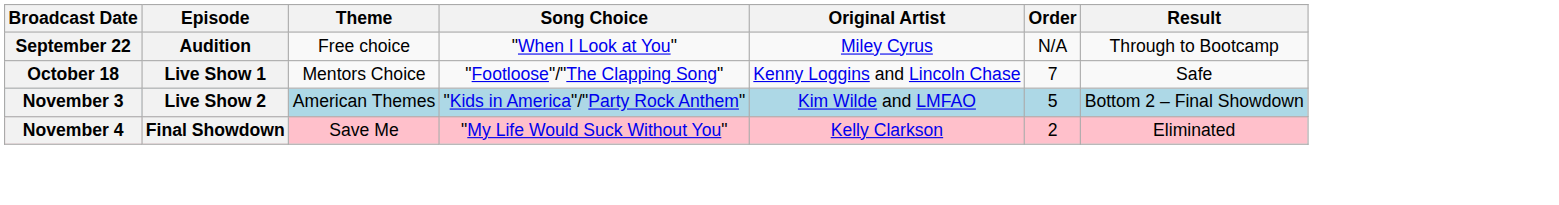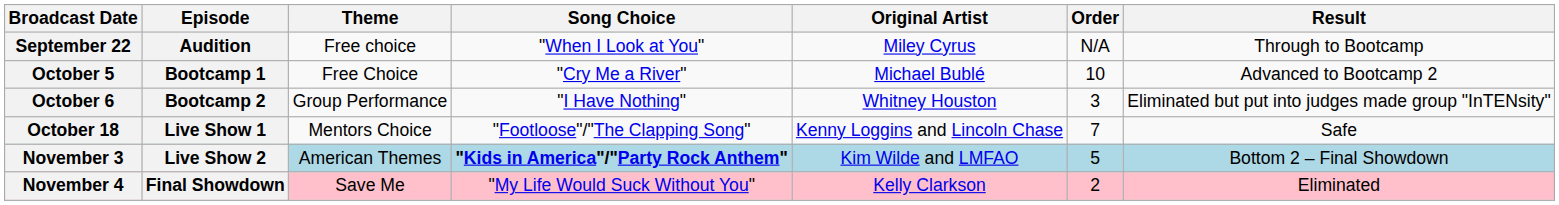+ row: (73, 74)
+ row: (73, 102)
(594, 102) normal -> (622, 158) bold
